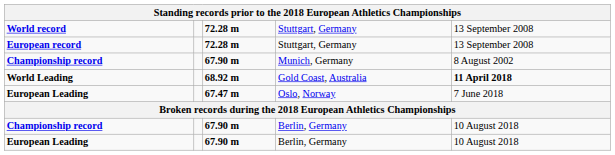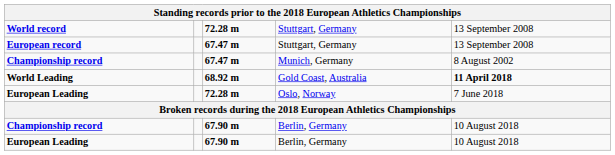(222, 45) 72.28 m -> (222, 45) 67.47 m
(222, 61) 67.90 m -> (222, 61) 67.47 m
(222, 93) 67.47 m -> (222, 93) 72.28 m
